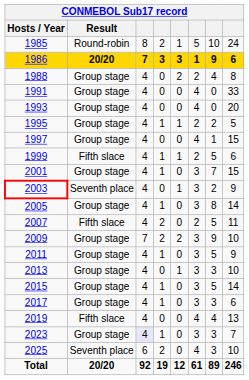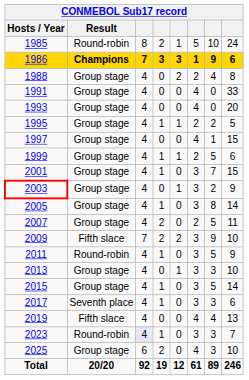(102, 60) 20/20 -> (101, 60) Champions
(102, 156) Fifth slace -> (101, 156) Group stage
(102, 189) Seventh place -> (102, 189) Group stage
(102, 222) Fifth slace -> (101, 222) Group stage
(102, 238) Group stage -> (101, 238) Fifth slace
(102, 254) Group stage -> (101, 254) Round-robin
(102, 302) Group stage -> (101, 302) Seventh place
(102, 334) Group stage -> (101, 334) Round-robin
(102, 350) Seventh place -> (101, 350) Group stage
